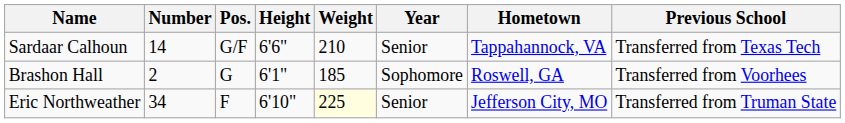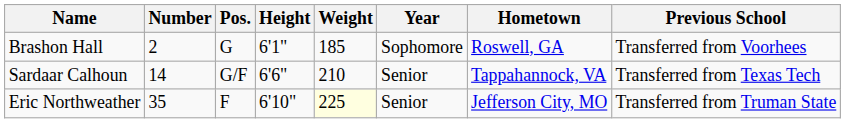rows swapped: (56, 74) <-> (68, 46)
(157, 103) 34 -> (157, 103) 35
